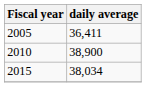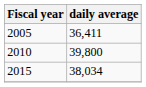(86, 52) 38,900 -> (86, 52) 39,800
